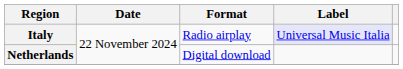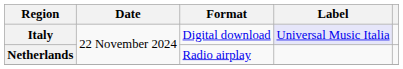(217, 34) Radio airplay -> (227, 34) Digital download
(227, 54) Digital download -> (217, 54) Radio airplay
